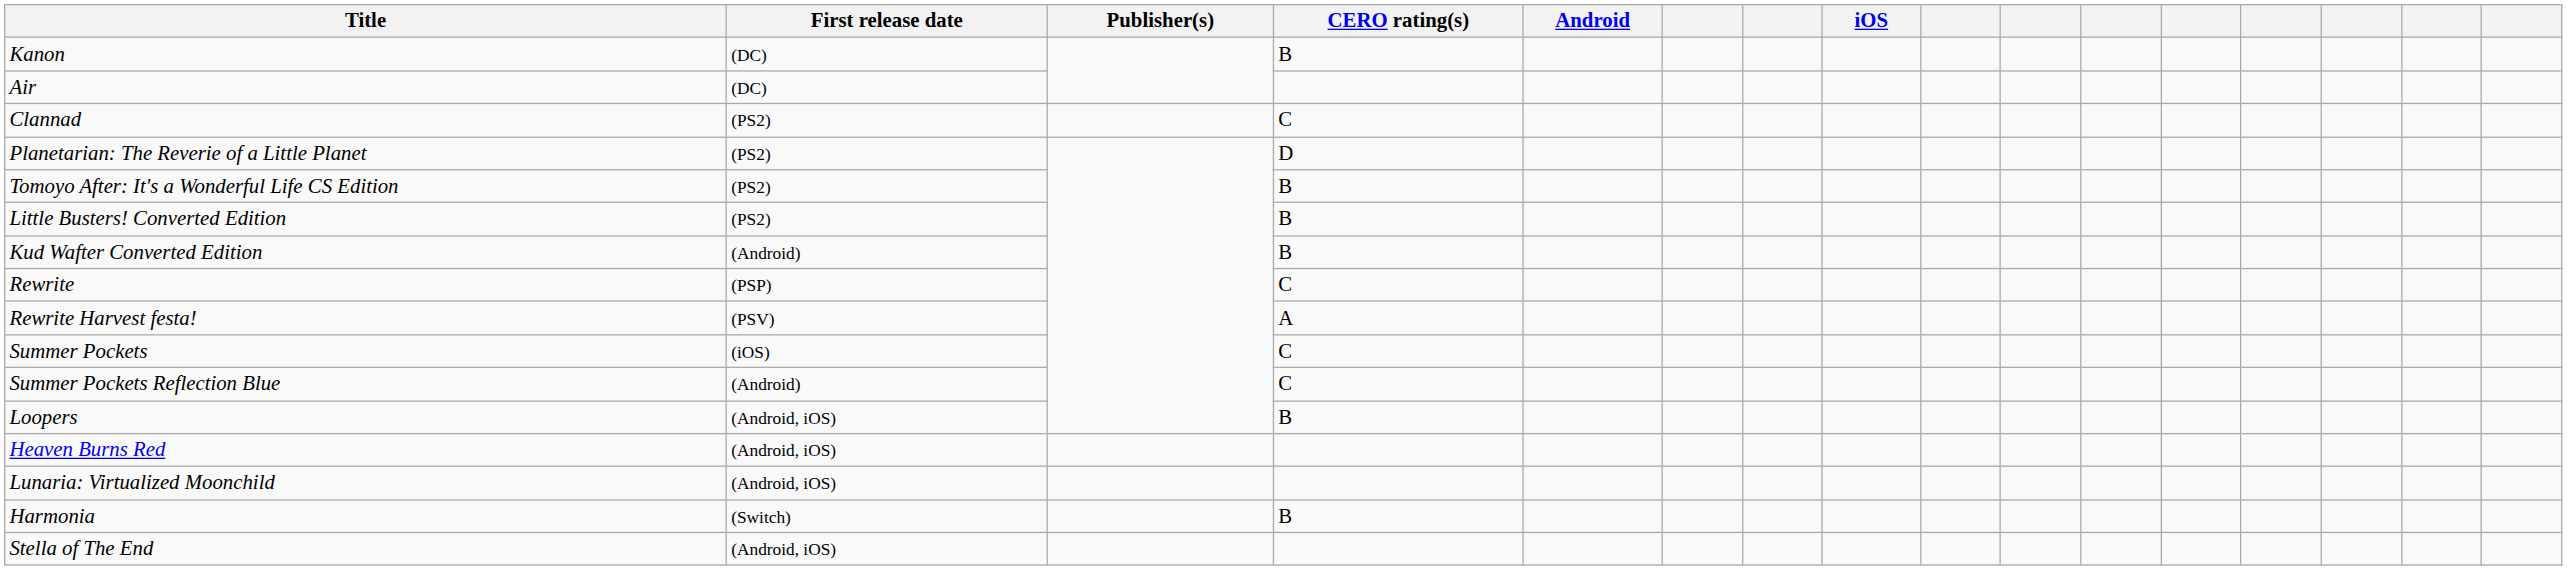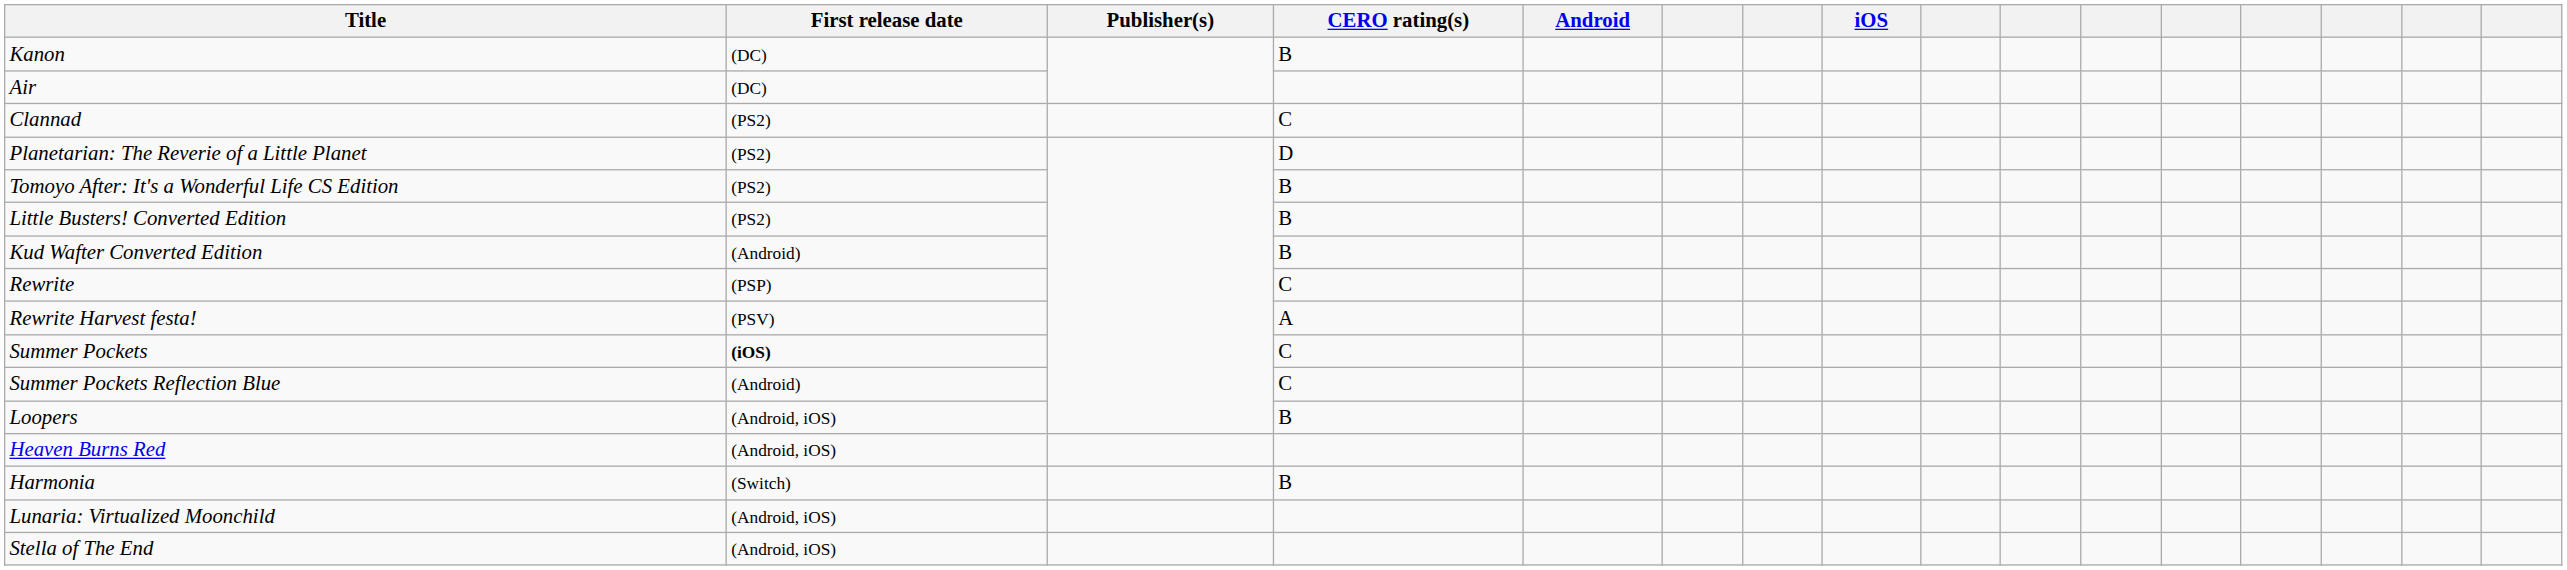(750, 352) normal -> (751, 350) bold
rows swapped: (142, 482) <-> (52, 515)
